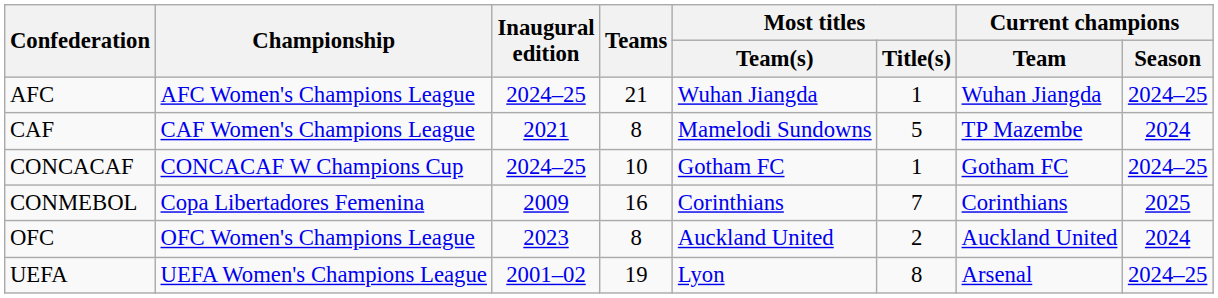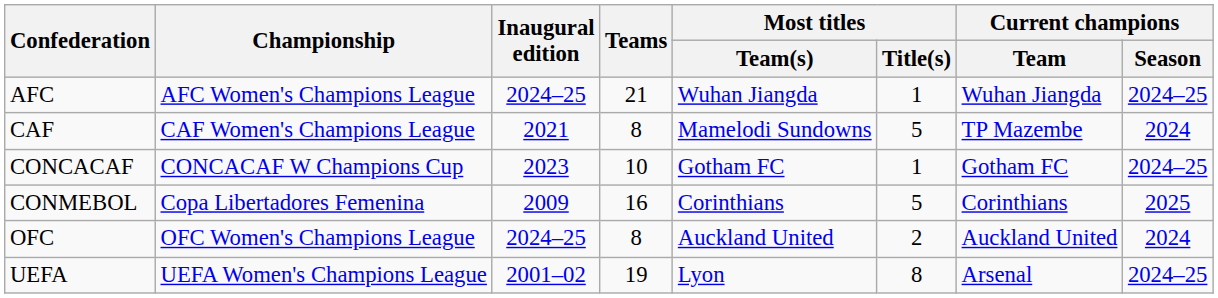(546, 166) 2024–25 -> (546, 166) 2023
(917, 202) 7 -> (917, 202) 5
(546, 238) 2023 -> (546, 238) 2024–25
